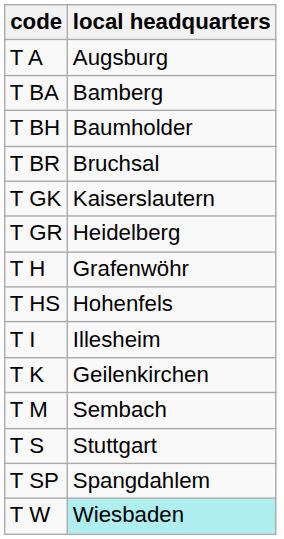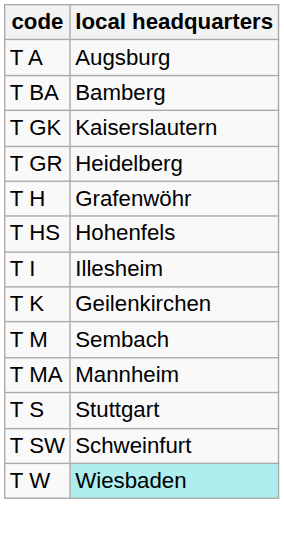- row: (35, 127)
- row: (35, 163)
+ row: (36, 374)
- row: (34, 480)
+ row: (37, 445)
